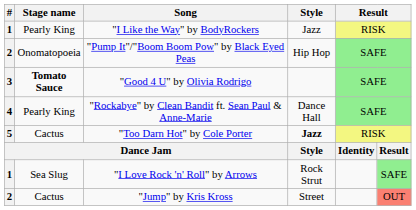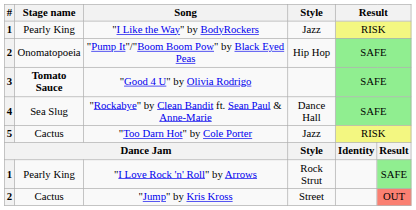(49, 111) Pearly King -> (49, 111) Sea Slug
(312, 134) bold -> (312, 134) normal
(49, 174) Sea Slug -> (49, 174) Pearly King
